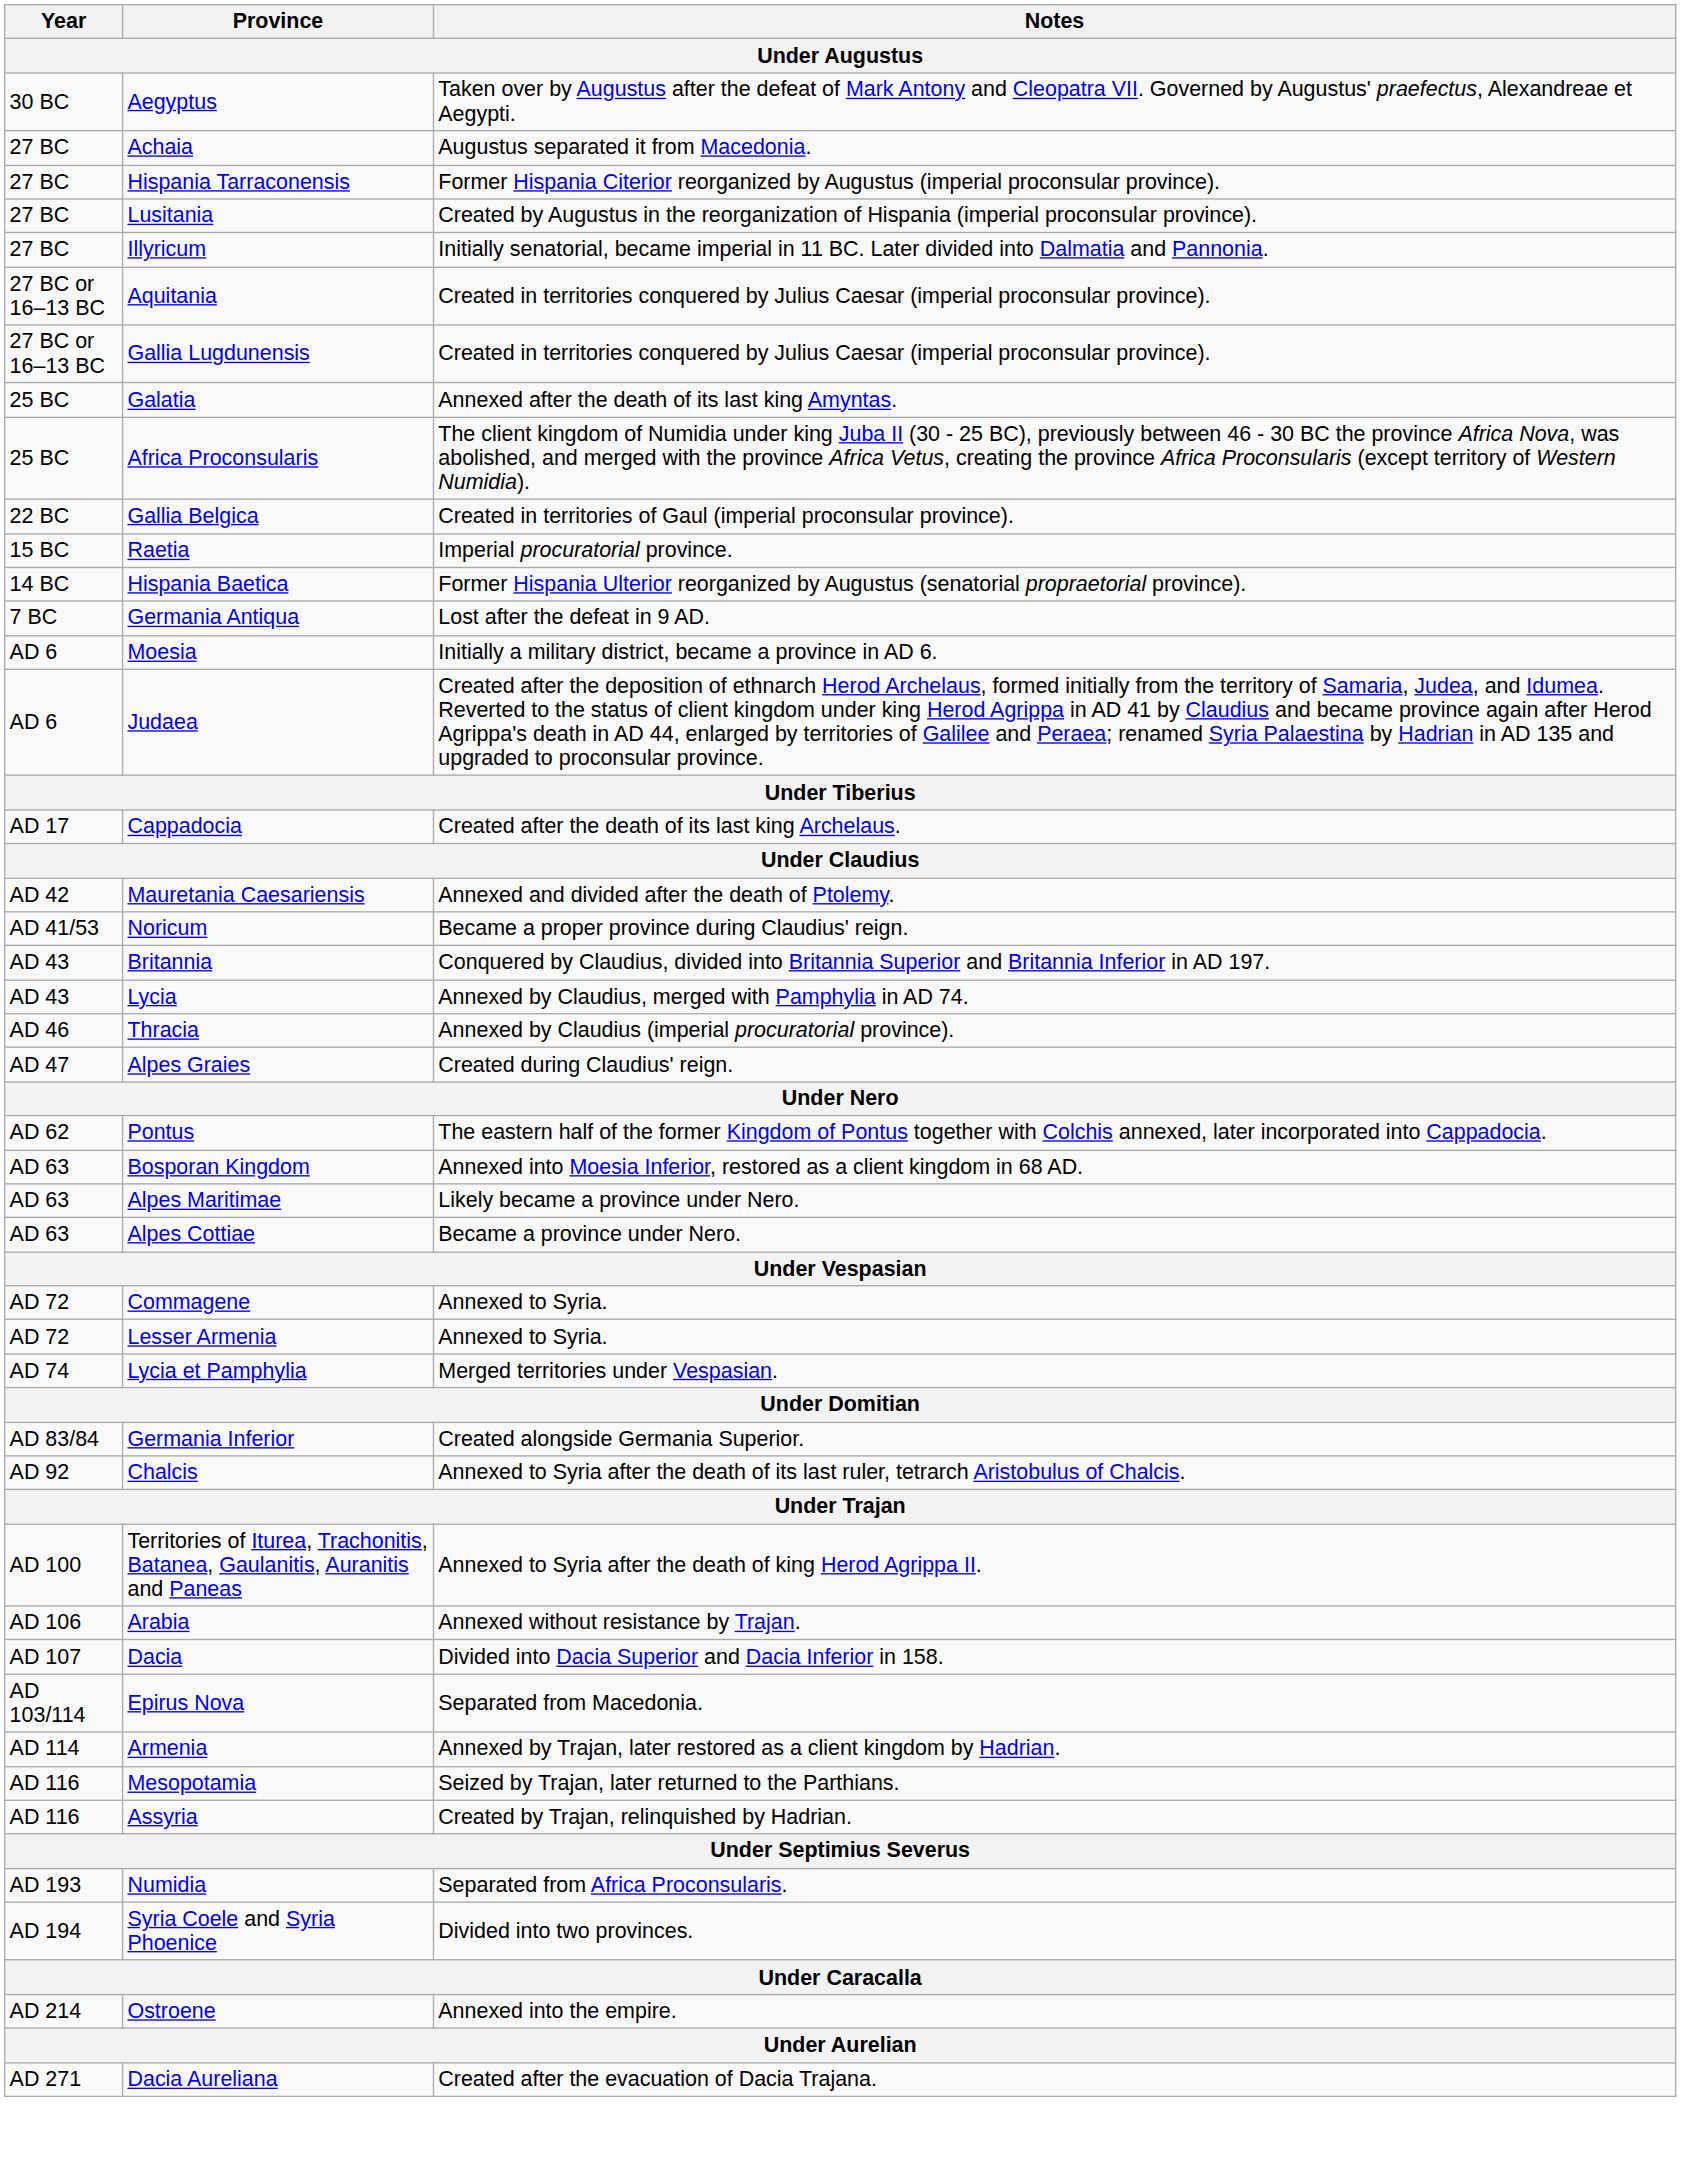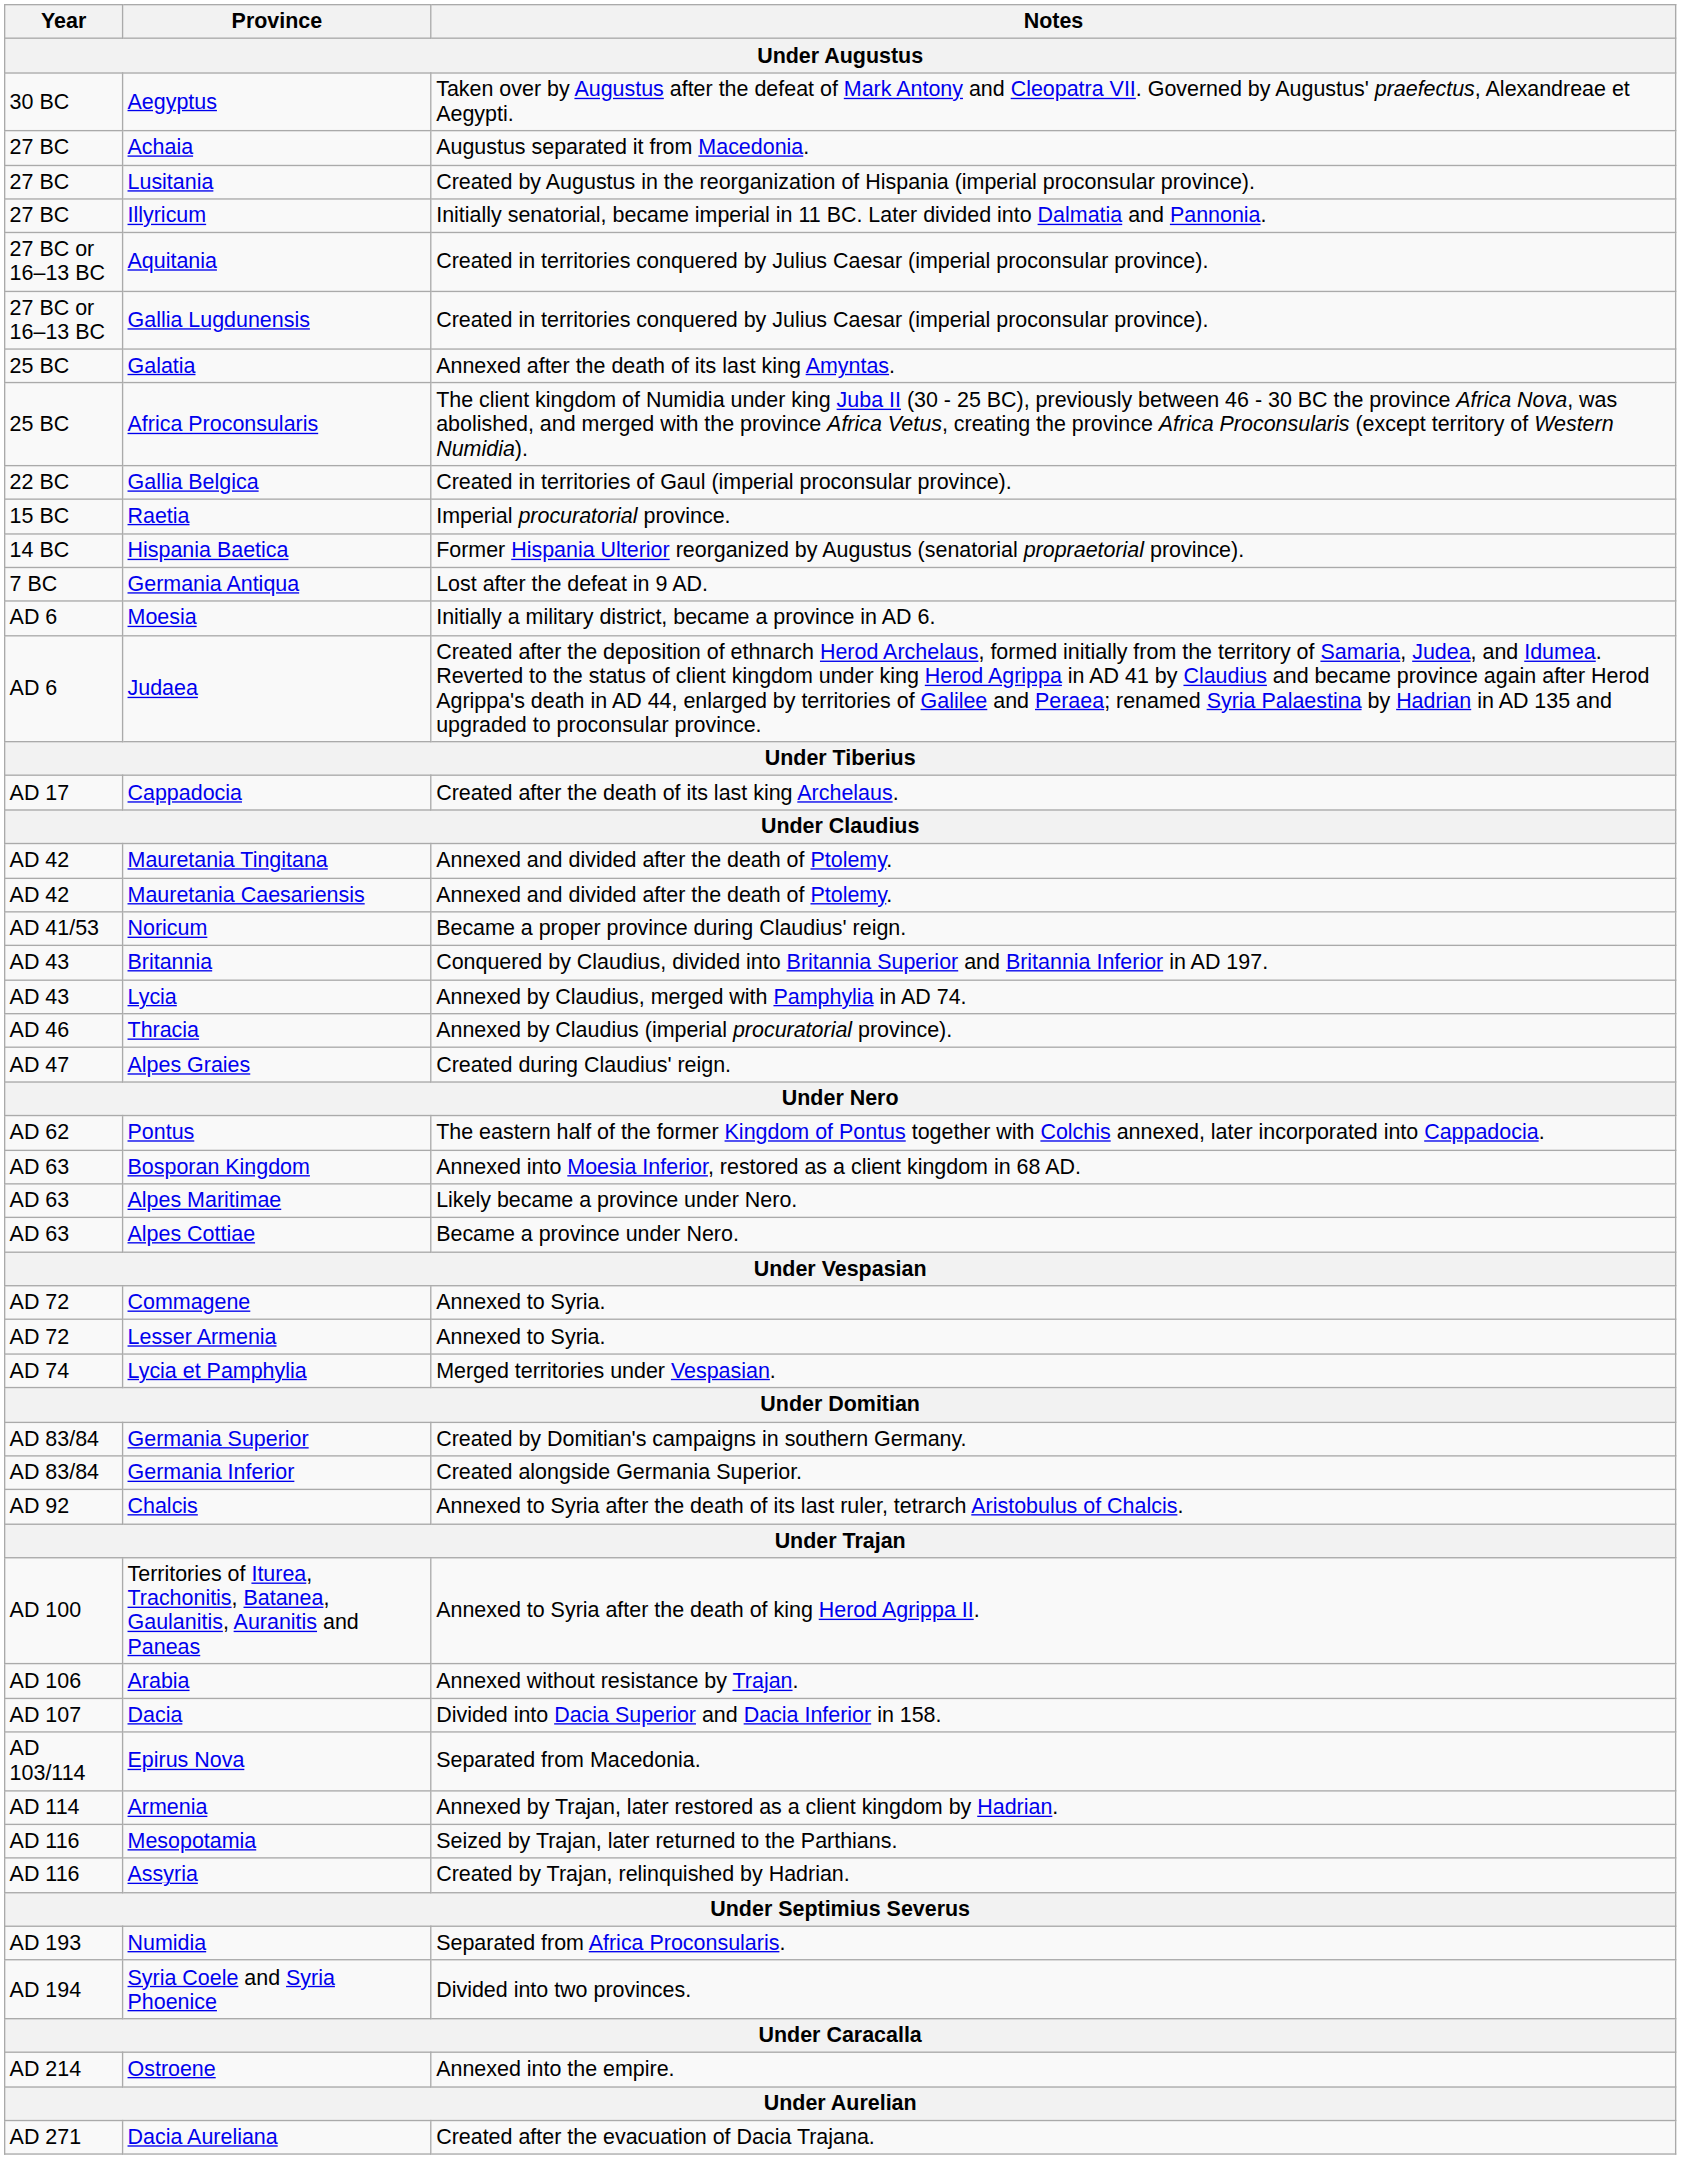- row: (239, 181)
+ row: (228, 860)
+ row: (218, 1438)
